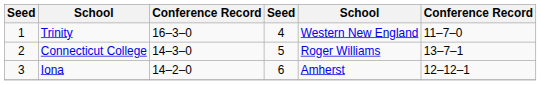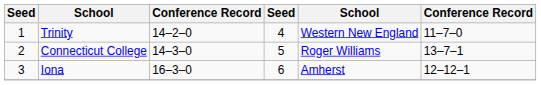(172, 32) 16–3–0 -> (172, 32) 14–2–0
(172, 70) 14–2–0 -> (172, 70) 16–3–0
